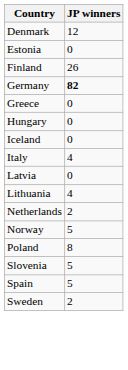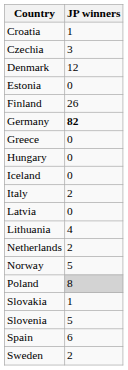+ row: (24, 31)
+ row: (25, 49)
(70, 157) 4 -> (70, 193) 2
(70, 247) no background -> (70, 283) lightgrey background
+ row: (27, 301)
(70, 283) 5 -> (70, 337) 6
